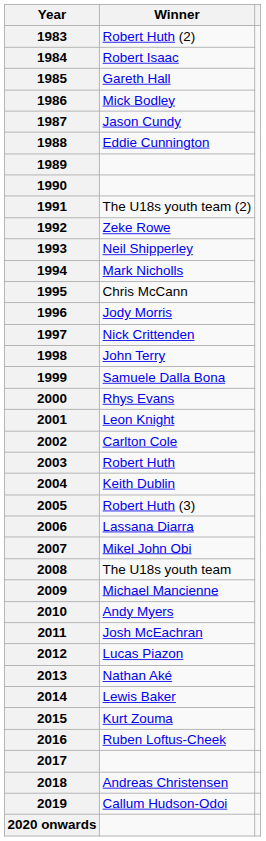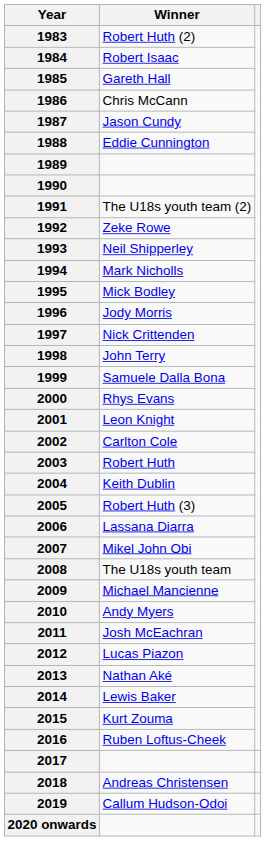(139, 100) Mick Bodley -> (145, 100) Chris McCann
(145, 292) Chris McCann -> (139, 292) Mick Bodley
